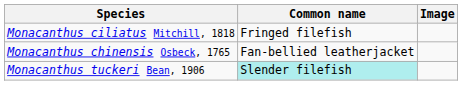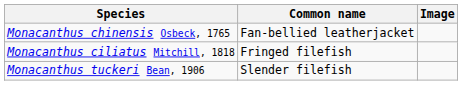rows swapped: (119, 52) <-> (121, 33)
(296, 70) paleturquoise background -> (296, 70) no background
